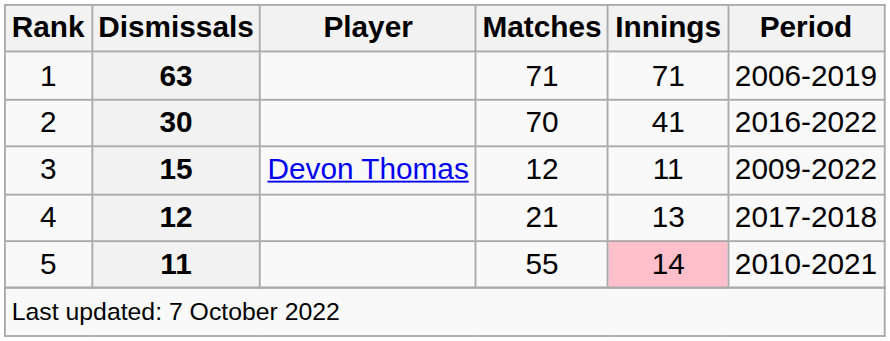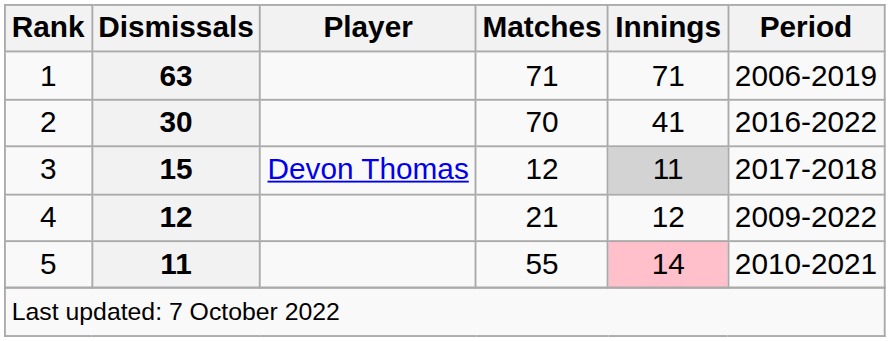(668, 169) no background -> (668, 169) lightgrey background
(806, 169) 2009-2022 -> (806, 169) 2017-2018
(668, 216) 13 -> (668, 216) 12
(806, 216) 2017-2018 -> (806, 216) 2009-2022
